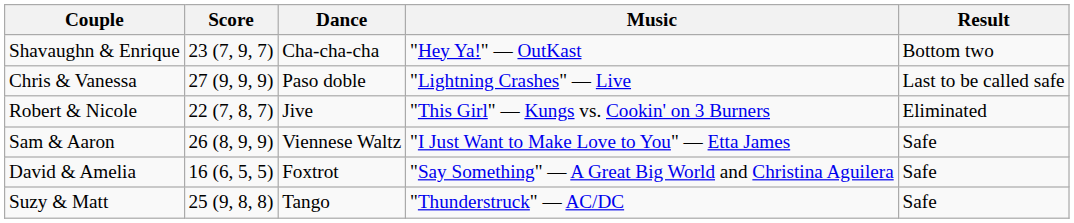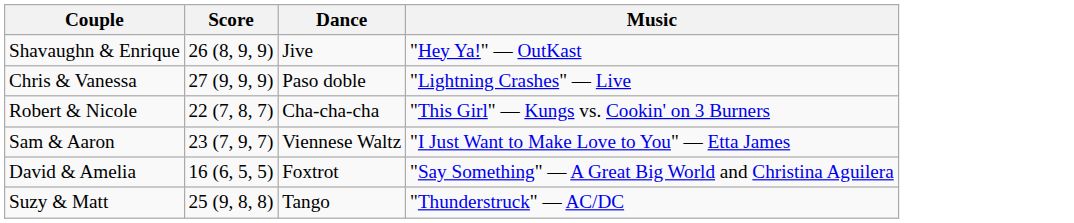- column: (984, 19)
(231, 50) 23 (7, 9, 7) -> (231, 50) 26 (8, 9, 9)
(331, 50) Cha-cha-cha -> (298, 50) Jive
(298, 111) Jive -> (331, 111) Cha-cha-cha
(231, 141) 26 (8, 9, 9) -> (231, 141) 23 (7, 9, 7)
